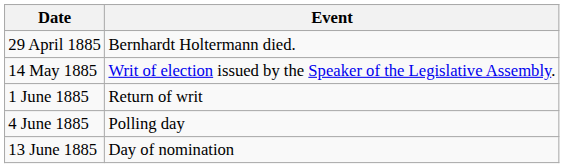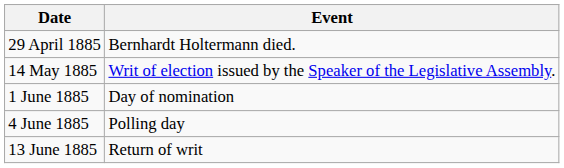(156, 96) Return of writ -> (171, 96) Day of nomination
(171, 149) Day of nomination -> (156, 149) Return of writ
